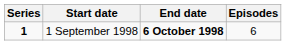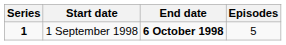(253, 31) 6 -> (253, 31) 5
